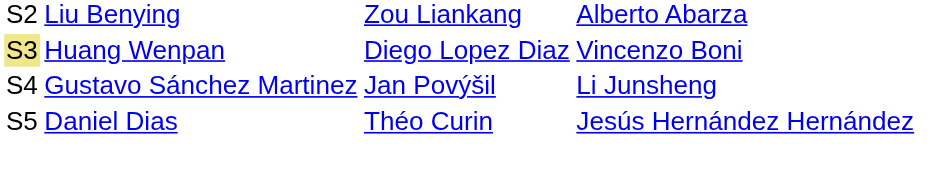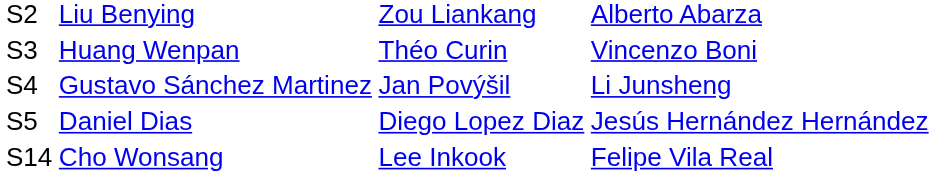(22, 50) khaki background -> (22, 50) no background
(467, 50) Diego Lopez Diaz -> (443, 50) Théo Curin
(428, 121) Théo Curin -> (481, 121) Diego Lopez Diaz
+ row: (141, 157)
